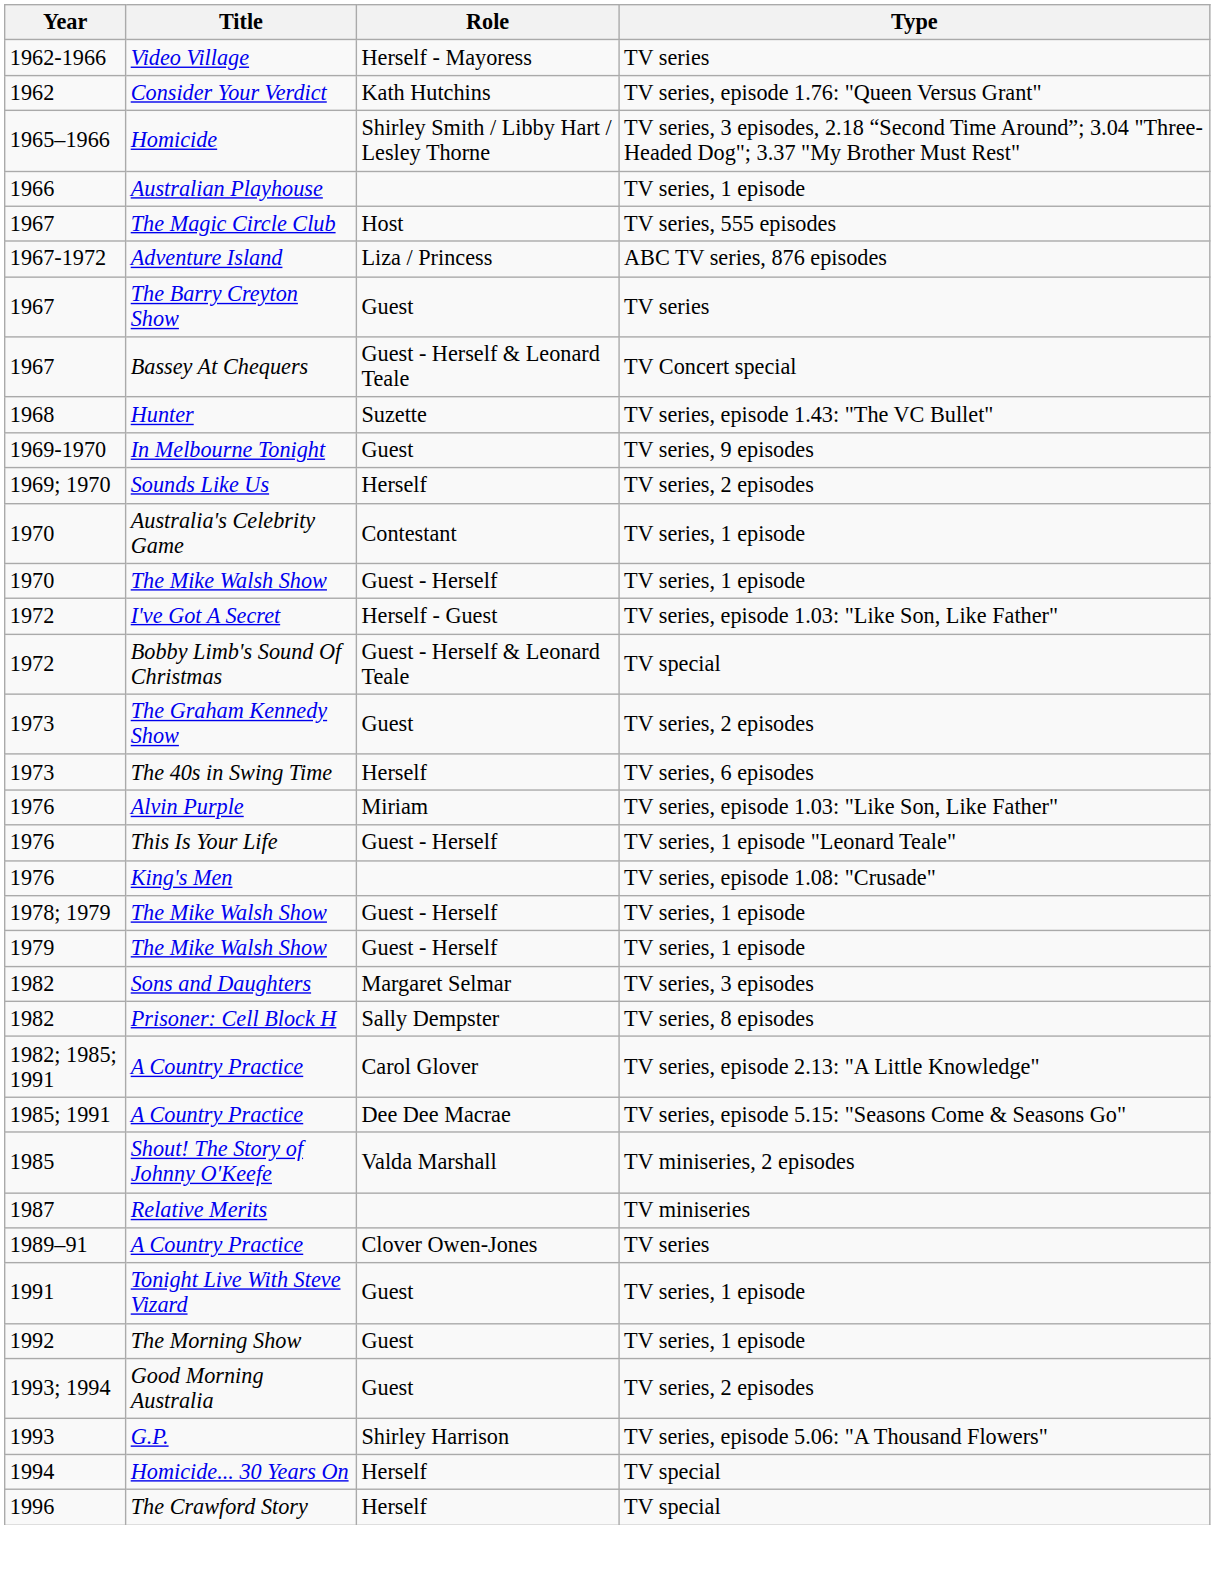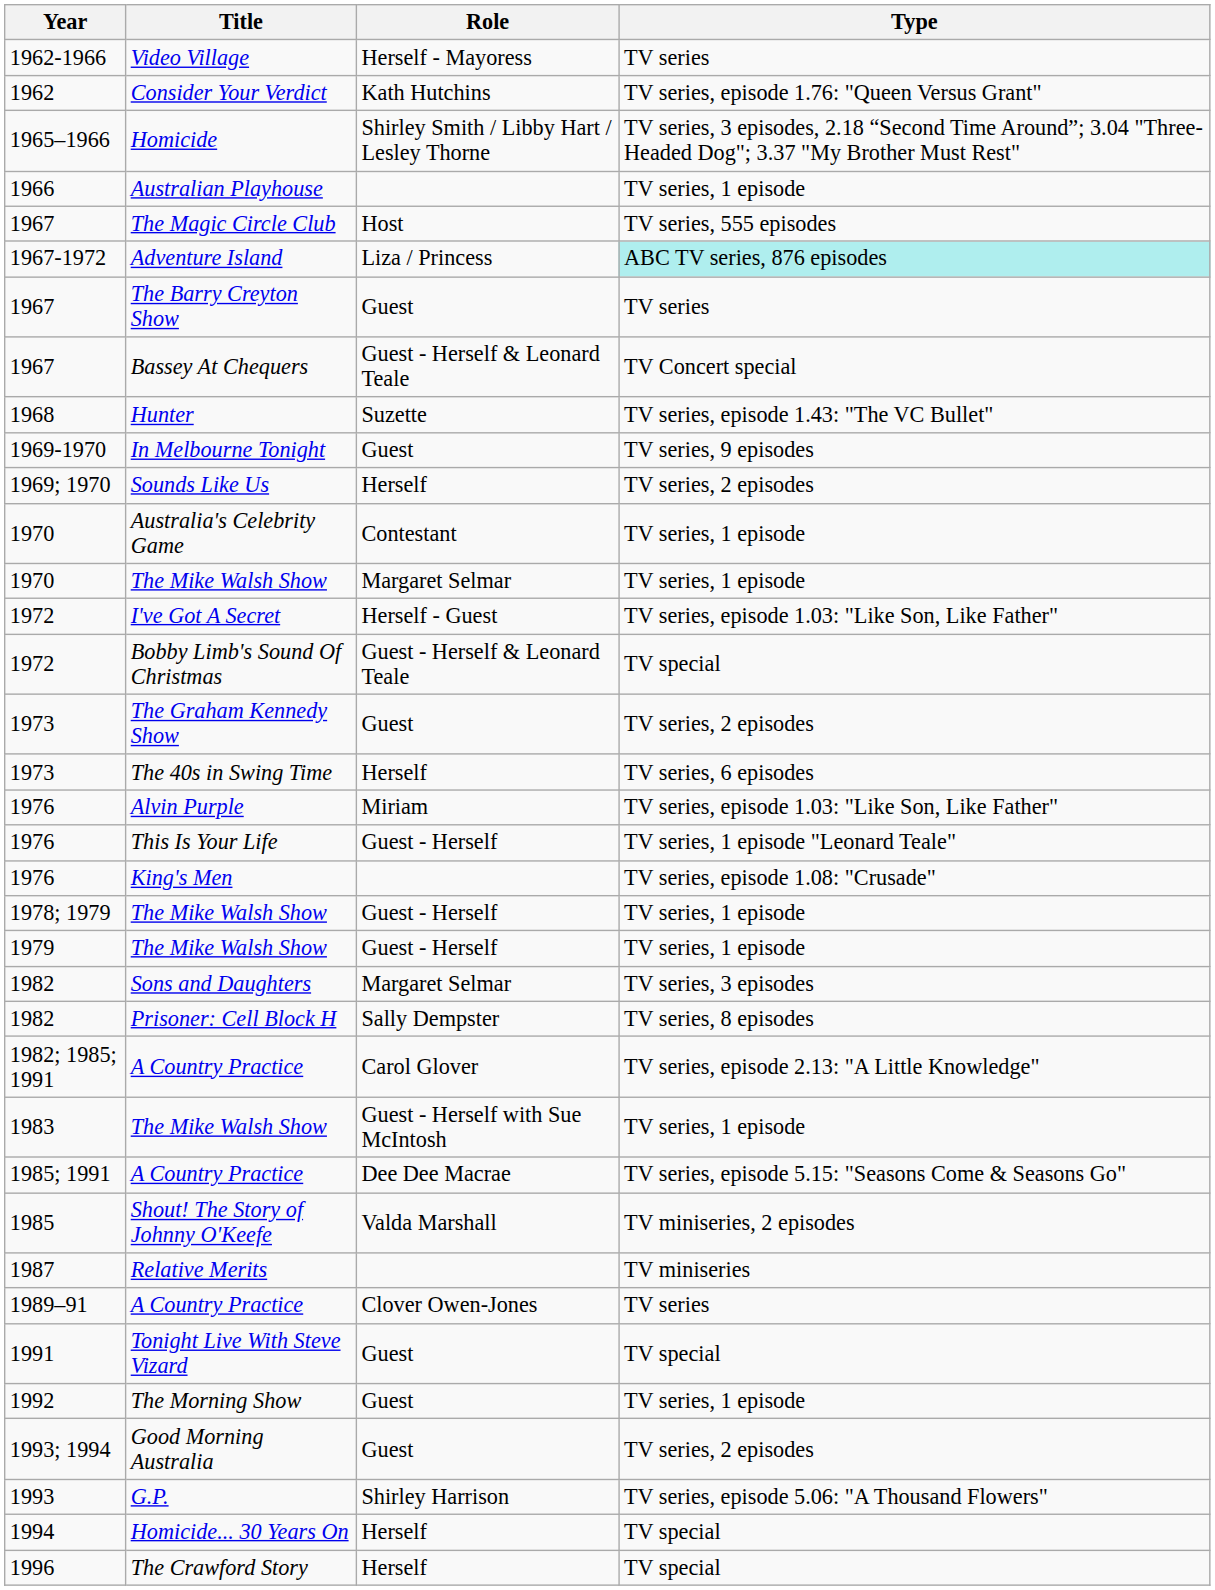(755, 258) no background -> (755, 258) paleturquoise background
(429, 580) Guest - Herself -> (436, 580) Margaret Selmar
+ row: (32, 1126)
(715, 1292) TV series, 1 episode -> (672, 1353) TV special
